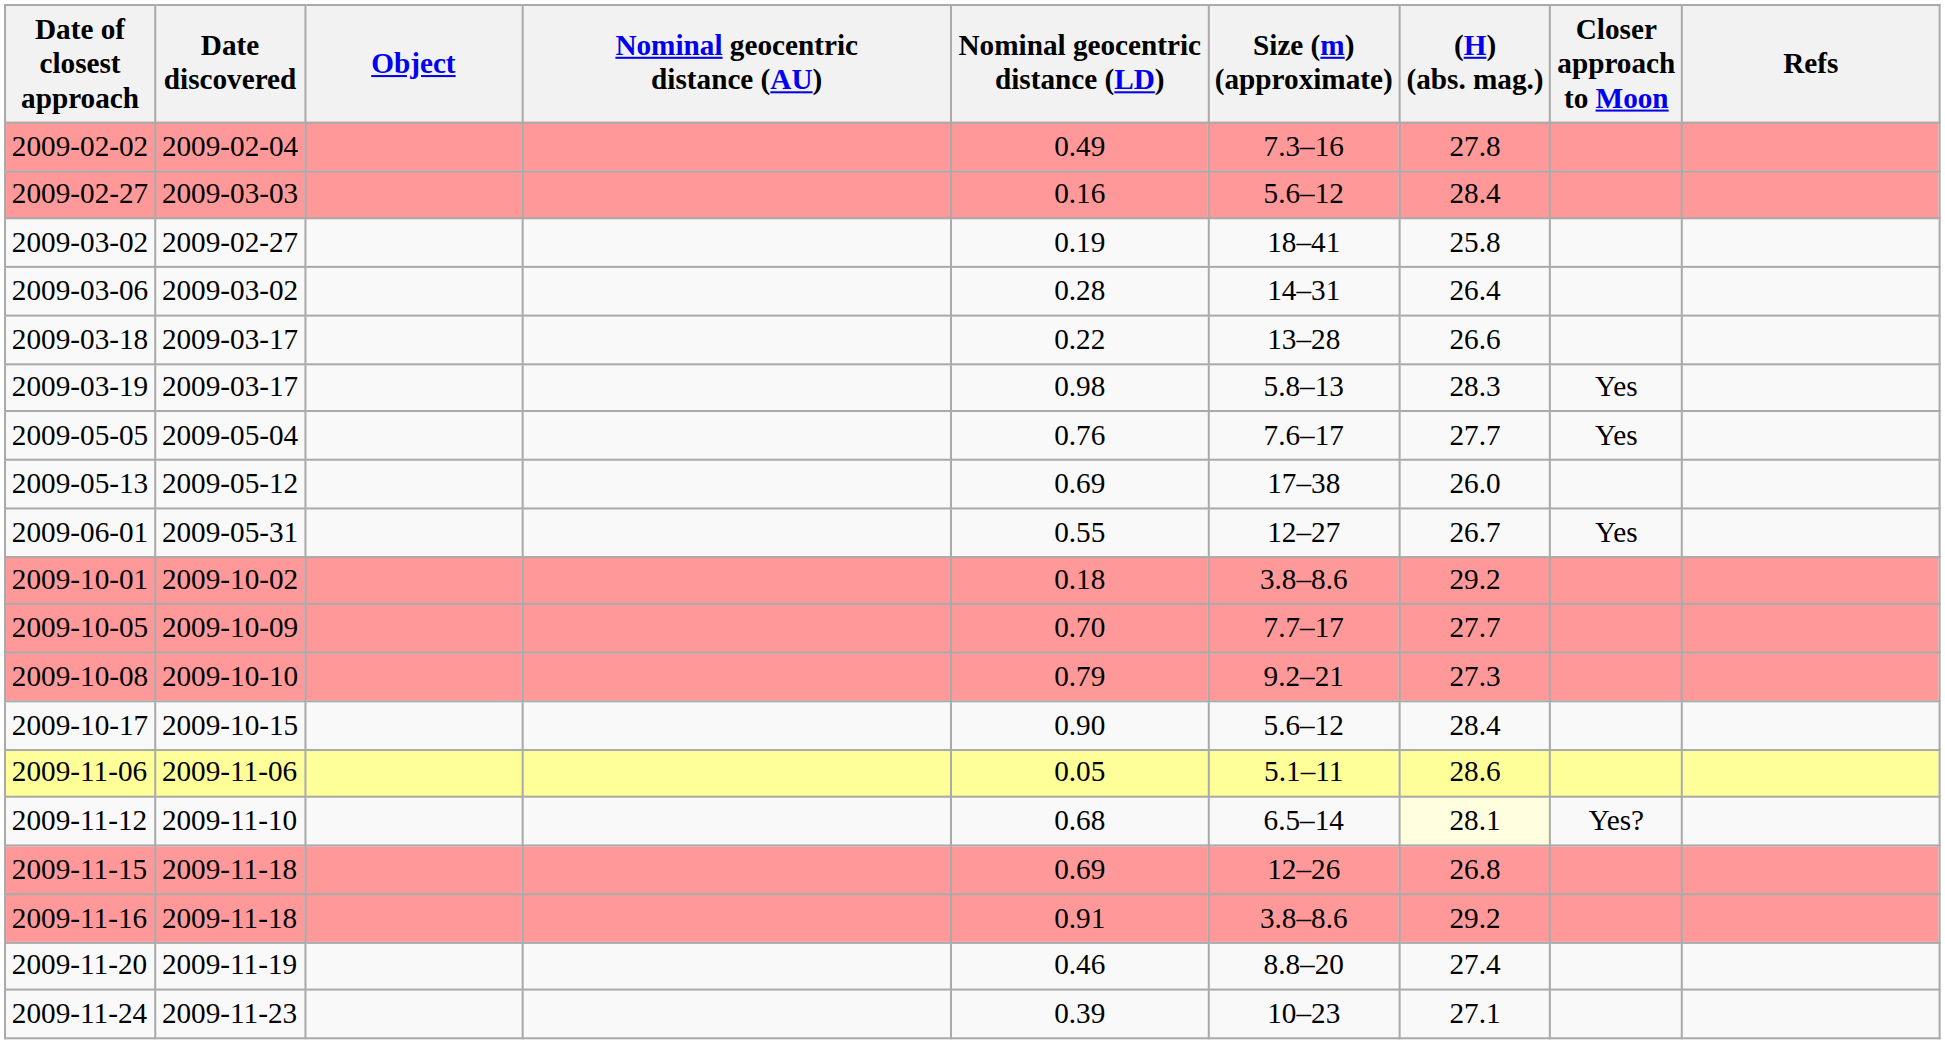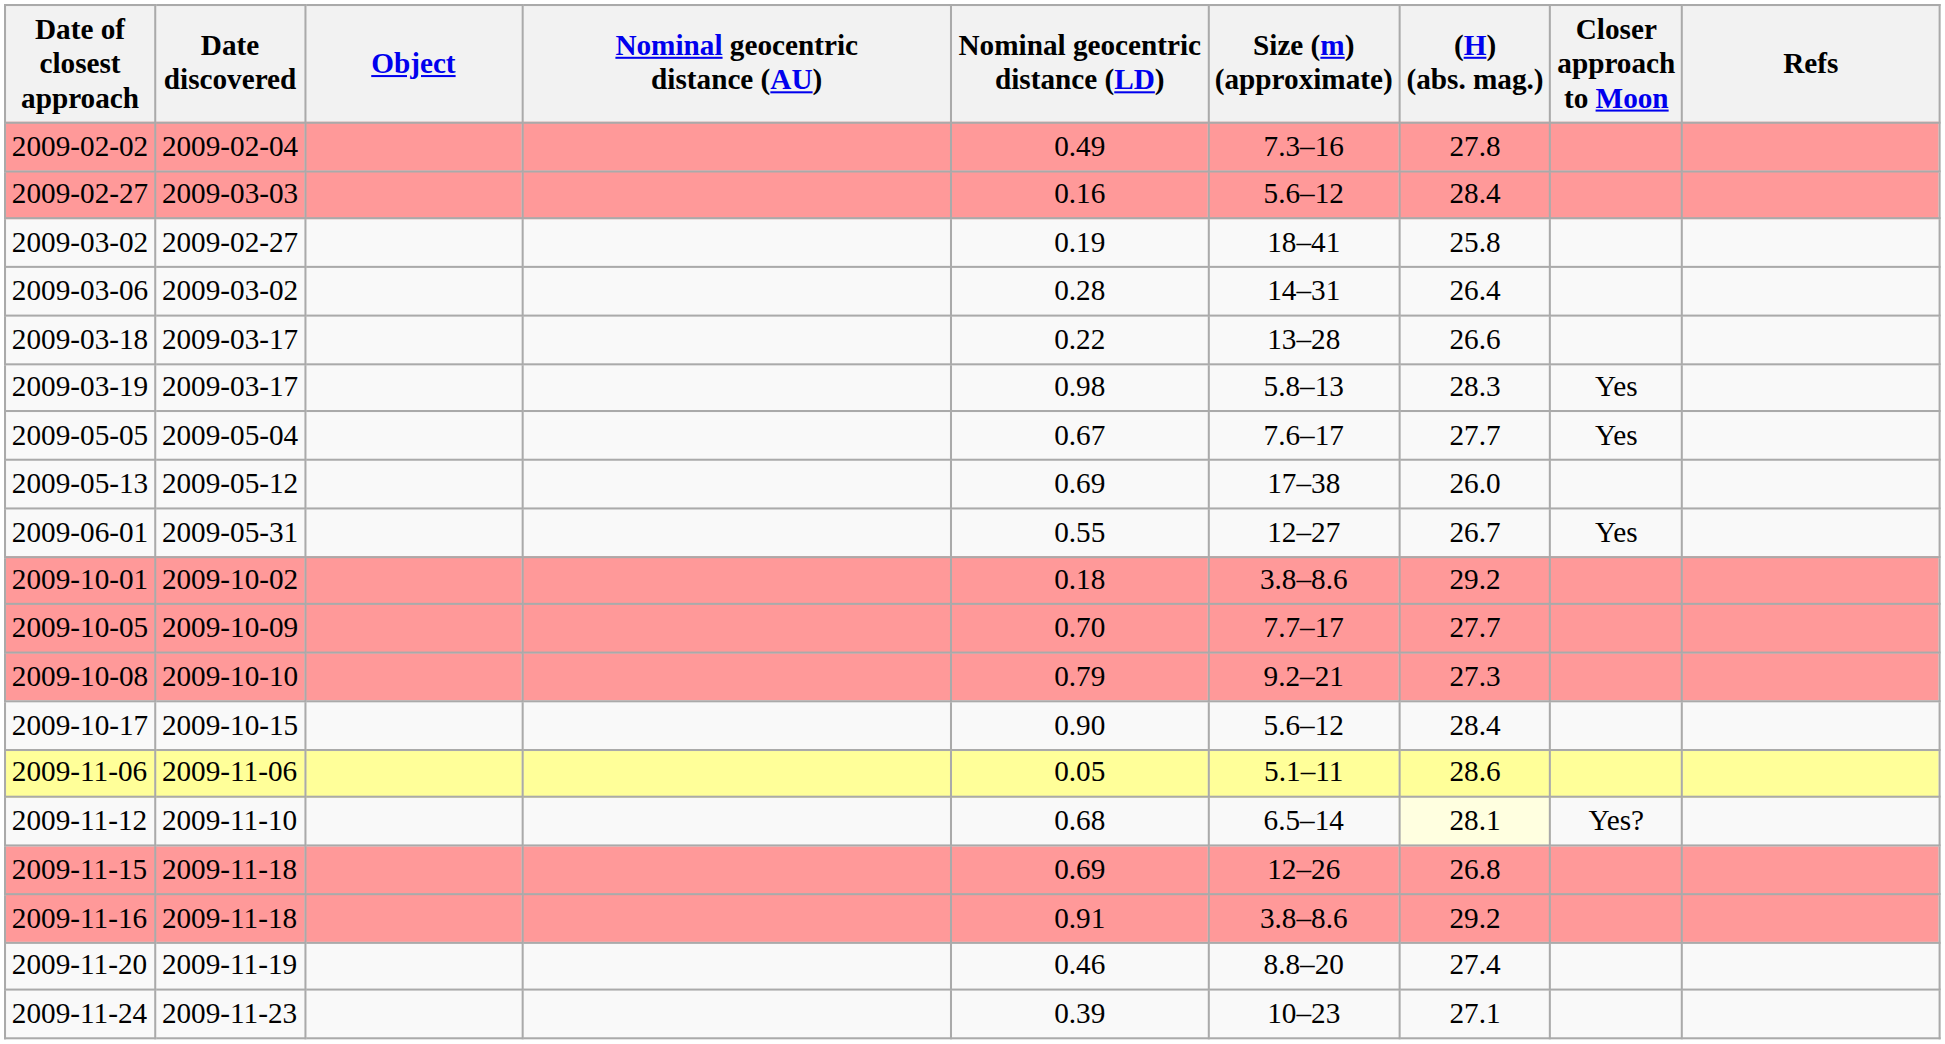(1080, 435) 0.76 -> (1080, 435) 0.67
